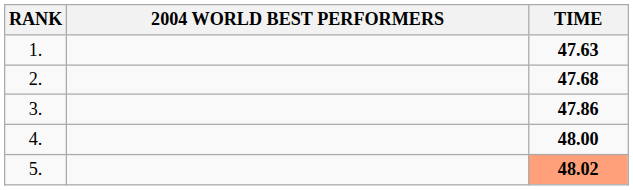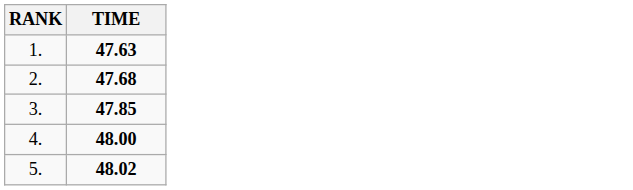- column: (298, 19)
(578, 109) 47.86 -> (116, 109) 47.85
(578, 169) lightsalmon background -> (116, 169) no background
